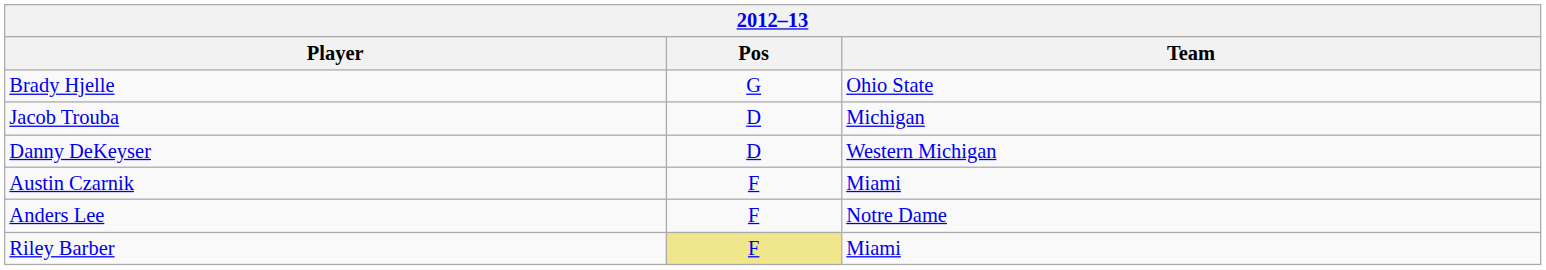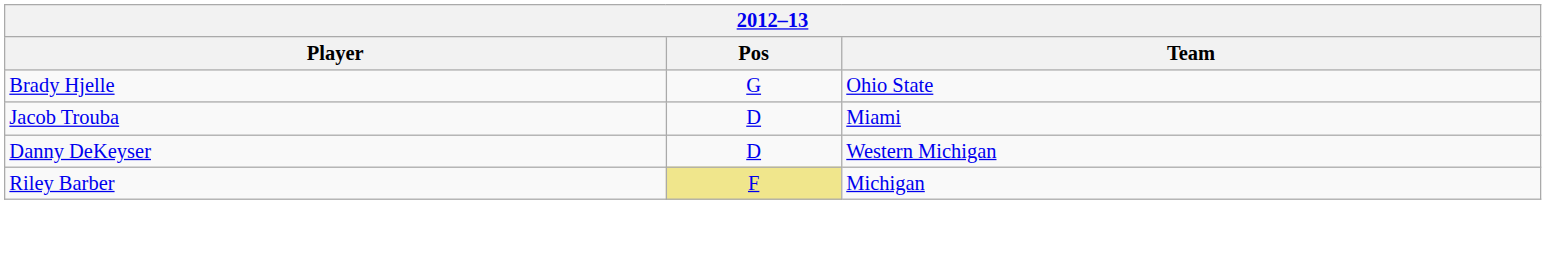(886, 118) Michigan -> (874, 118) Miami
- row: (72, 183)
- row: (57, 215)
(874, 248) Miami -> (886, 183) Michigan
